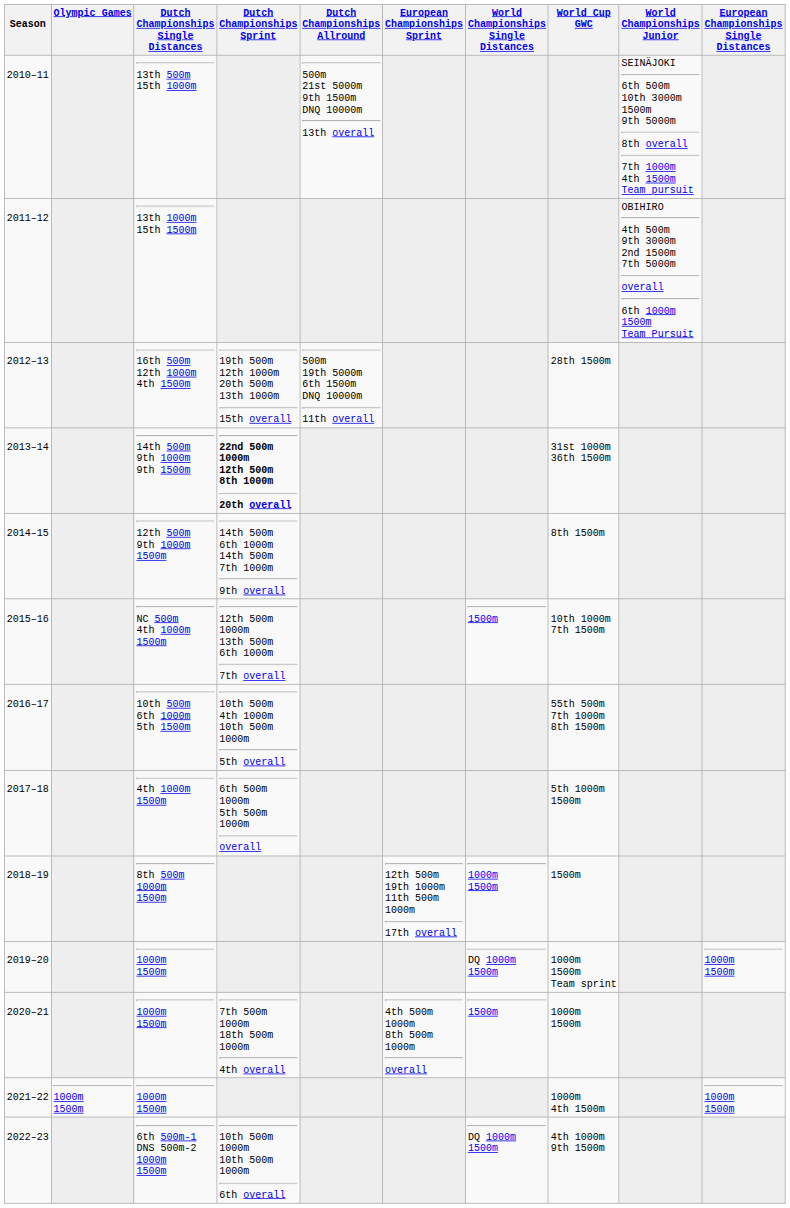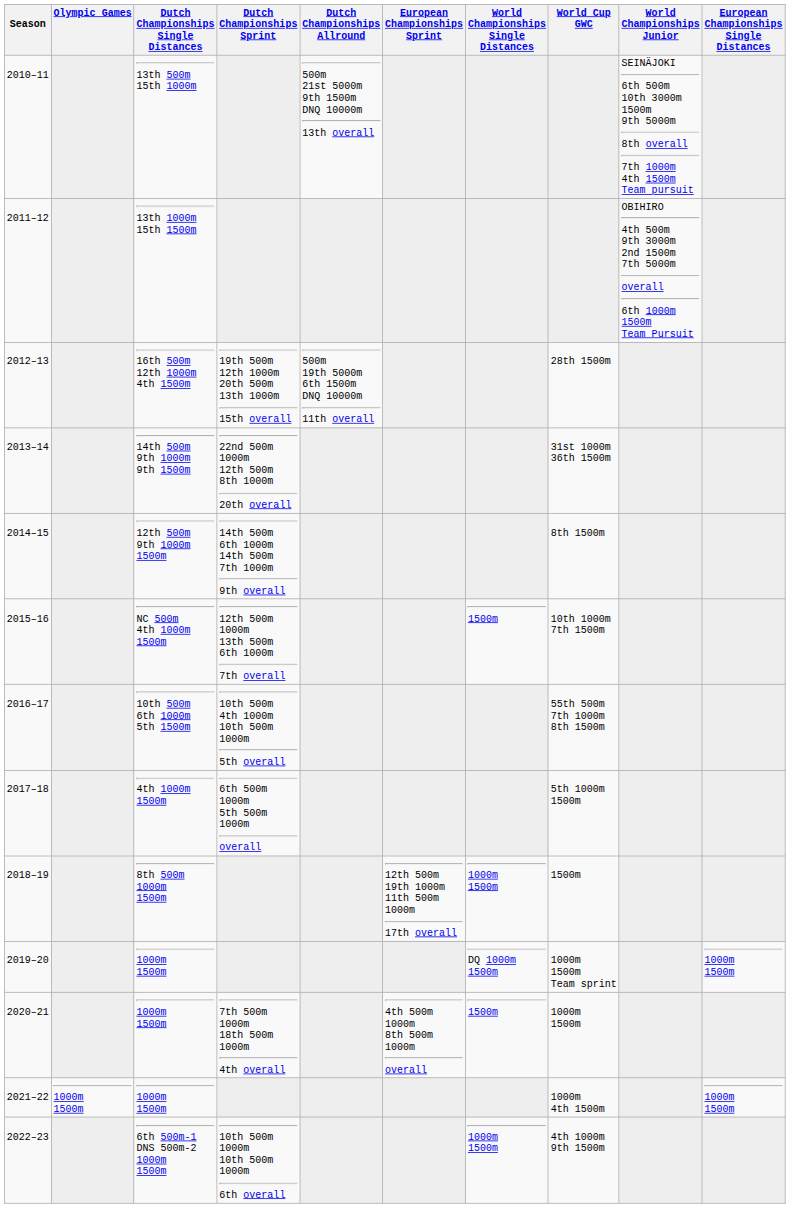(258, 473) bold -> (258, 473) normal
(507, 1140) DQ 1000m 1500m -> (507, 1140) 1000m 1500m
